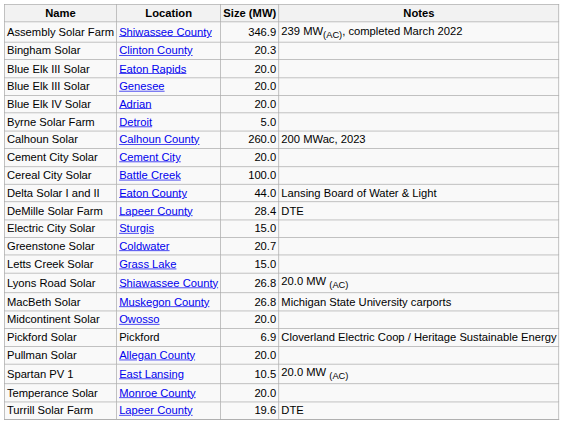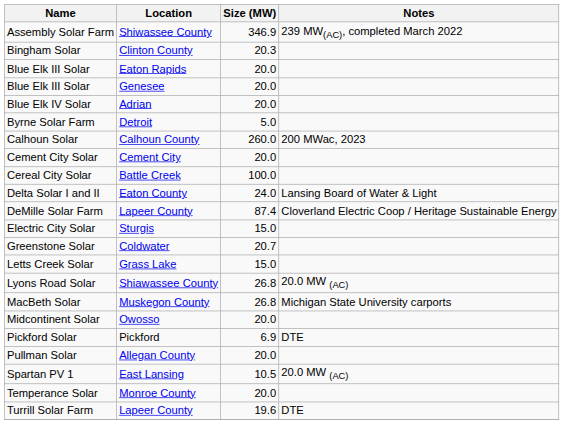(265, 193) 44.0 -> (265, 193) 24.0
(265, 210) 28.4 -> (265, 210) 87.4
(293, 210) DTE -> (419, 210) Cloverland Electric Coop / Heritage Sustainable Energy
(419, 337) Cloverland Electric Coop / Heritage Sustainable Energy -> (293, 337) DTE
